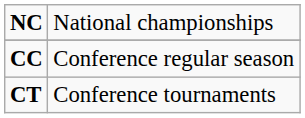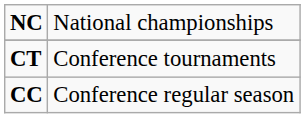rows swapped: (26, 58) <-> (26, 94)
